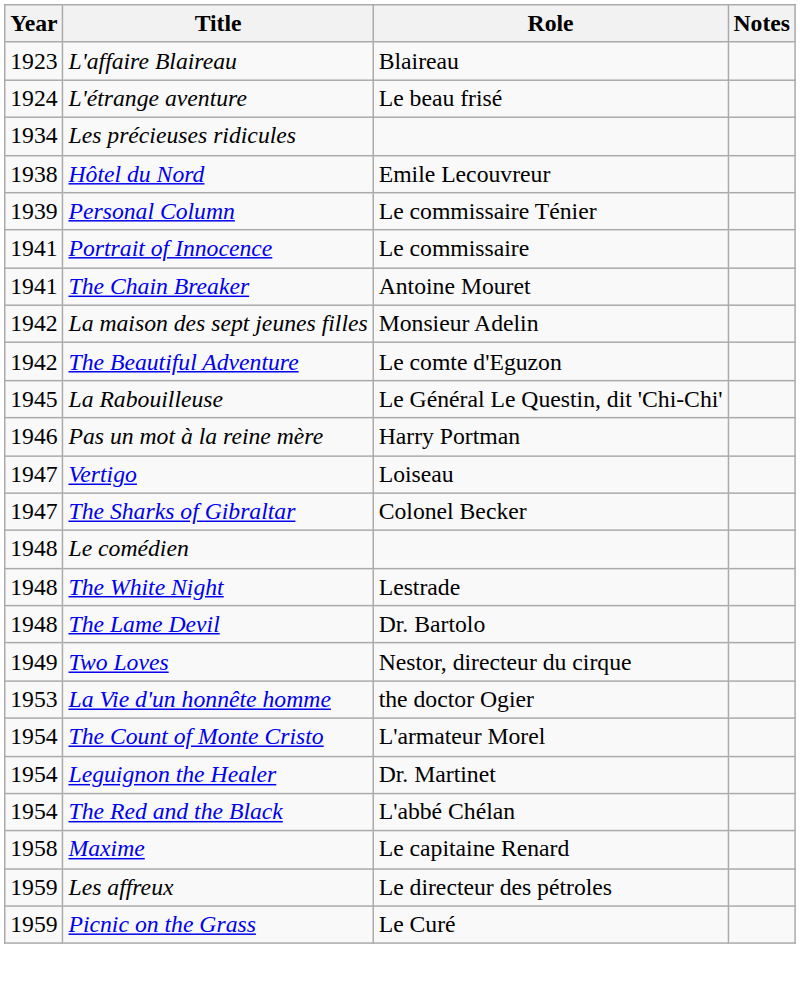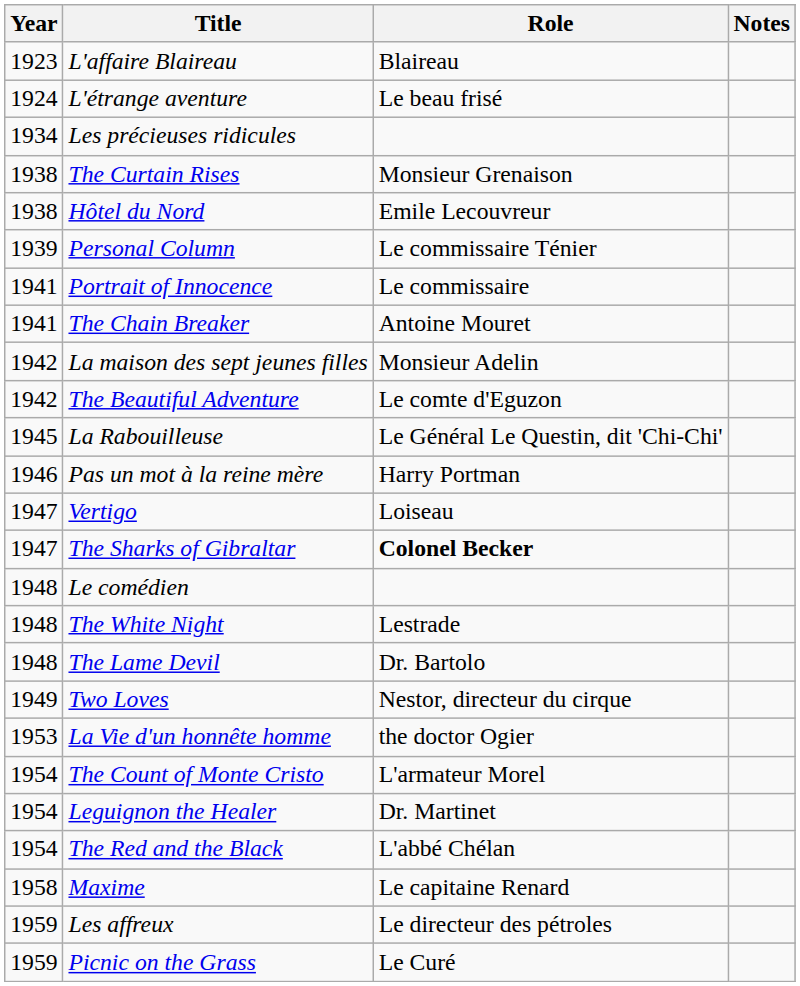+ row: (154, 173)
(453, 511) normal -> (456, 549) bold
